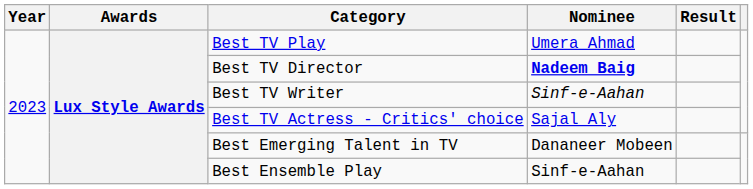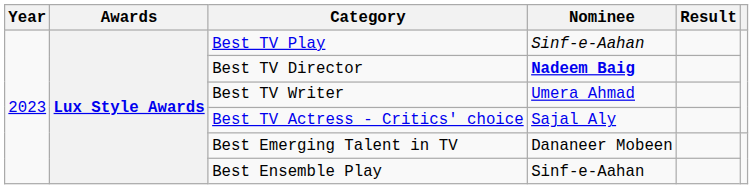(583, 43) Umera Ahmad -> (588, 43) Sinf-e-Aahan
(588, 94) Sinf-e-Aahan -> (583, 94) Umera Ahmad
